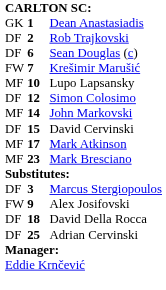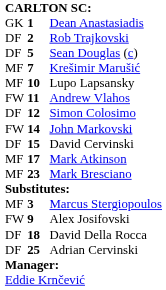(30, 53) 6 -> (30, 53) 5
(15, 68) FW -> (14, 68) MF
+ row: (90, 98)
(14, 113) MF -> (15, 128) FW
(13, 189) DF -> (14, 204) MF
